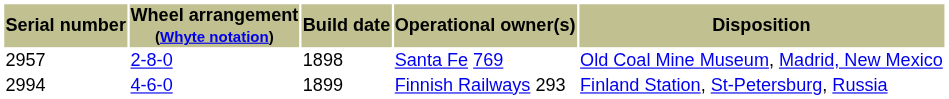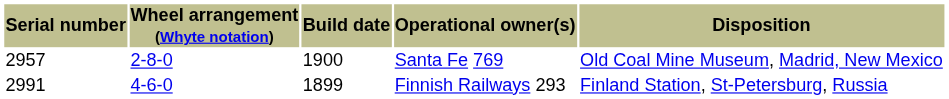(323, 60) 1898 -> (323, 60) 1900
(26, 85) 2994 -> (26, 85) 2991
